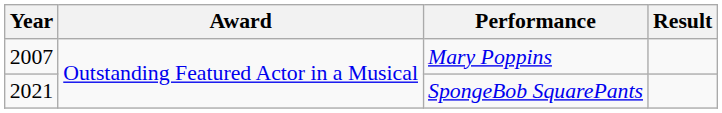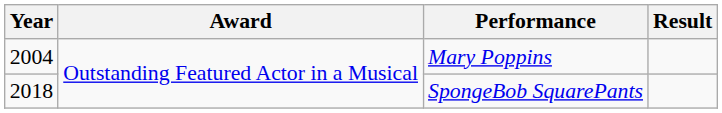(31, 56) 2007 -> (31, 56) 2004
(31, 90) 2021 -> (31, 90) 2018
